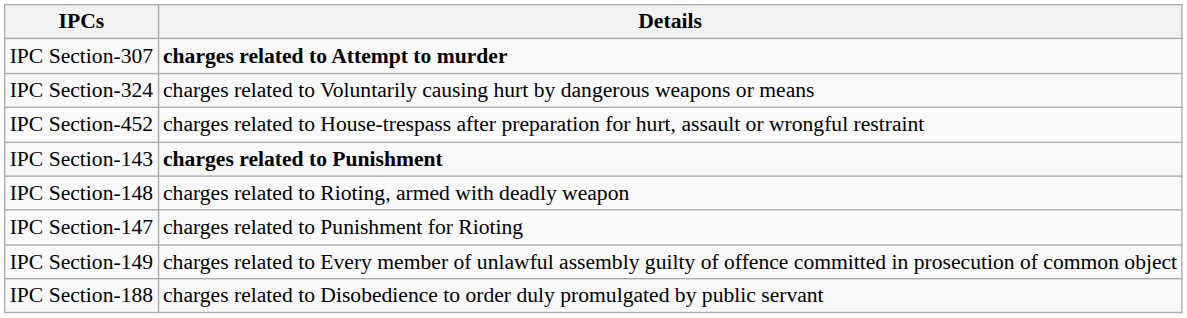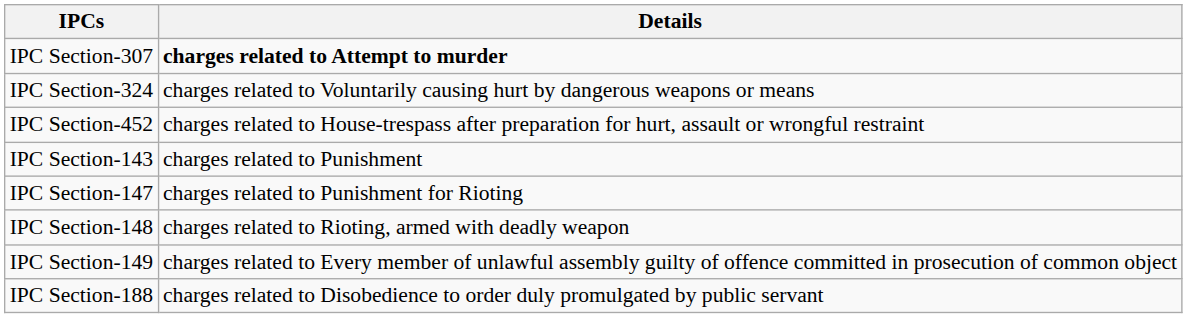(303, 158) bold -> (293, 158) normal
rows swapped: (81, 227) <-> (81, 192)
